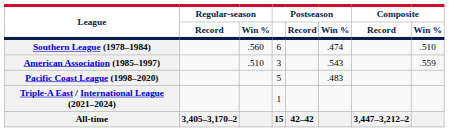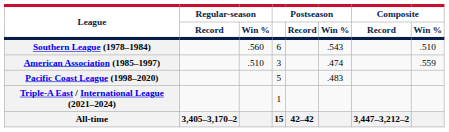(335, 47) .474 -> (335, 47) .543
(335, 63) .543 -> (335, 63) .474
